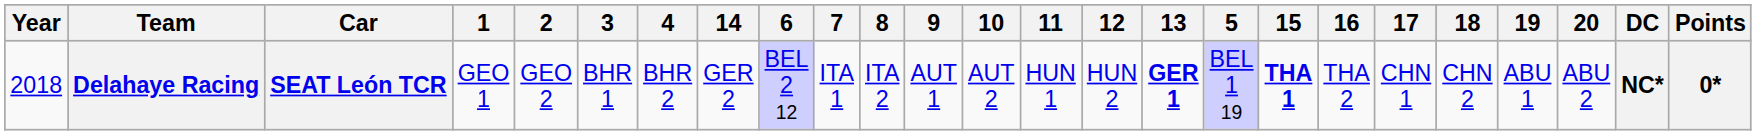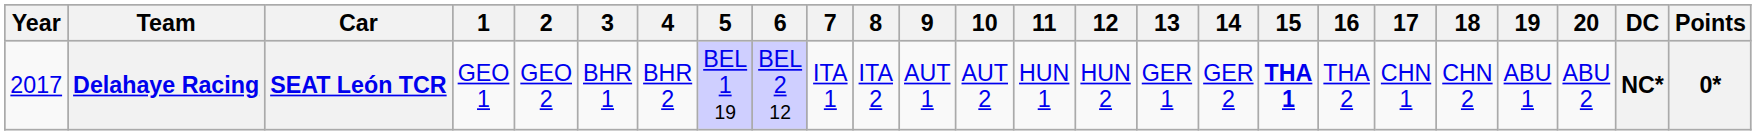columns swapped: (1232, 23) <-> (728, 23)
(36, 85) 2018 -> (36, 85) 2017
(1173, 85) bold -> (1167, 85) normal
